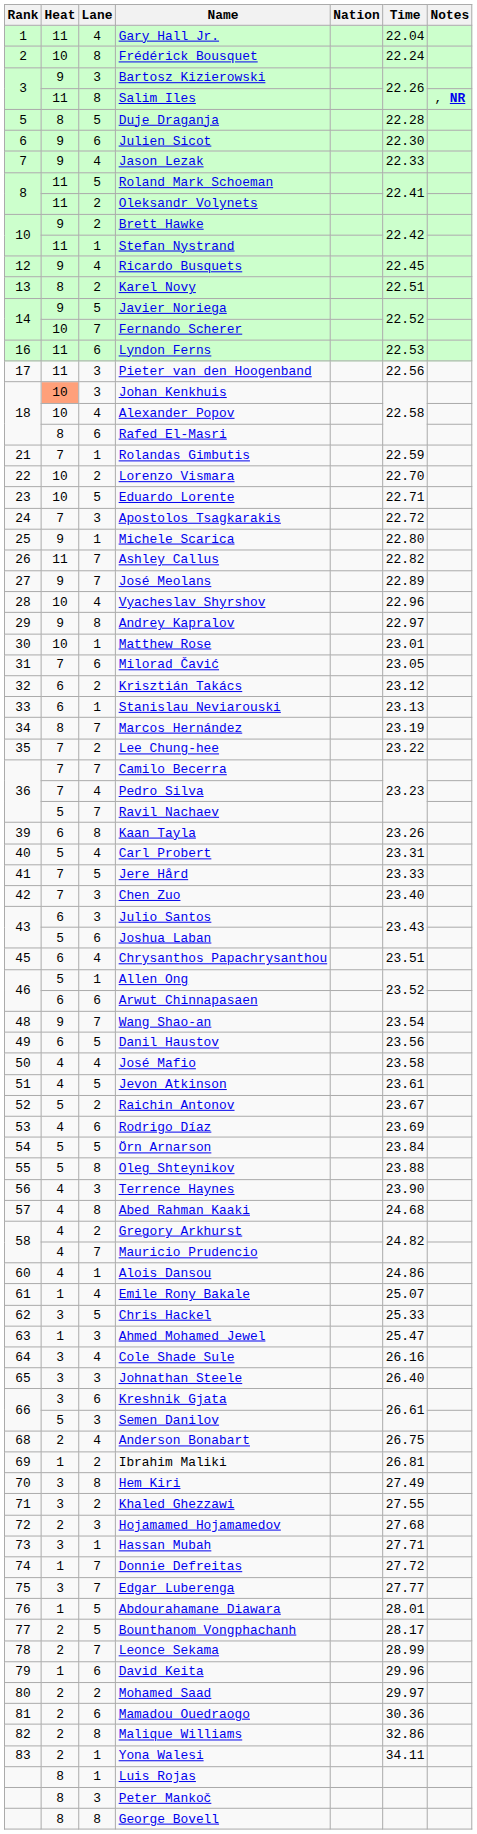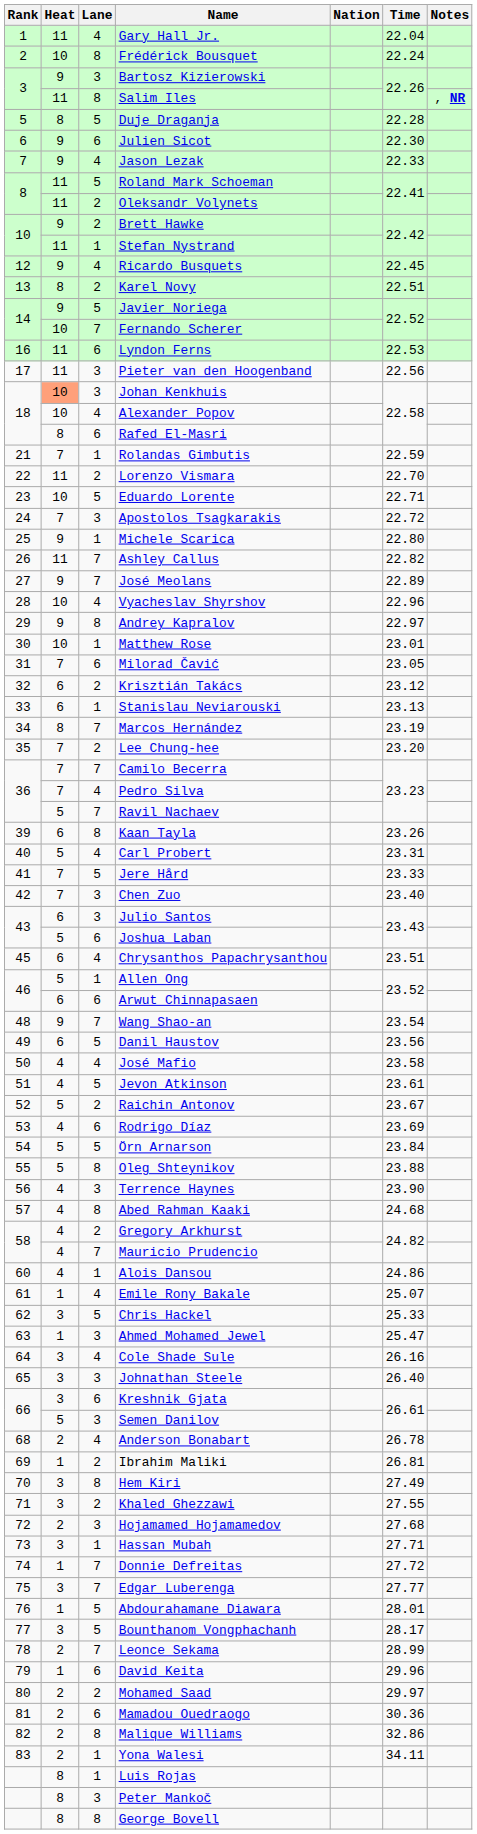(60, 476) 10 -> (60, 476) 11
(405, 749) 23.22 -> (405, 749) 23.20
(405, 1441) 26.75 -> (405, 1441) 26.78
(60, 1630) 2 -> (60, 1630) 3
